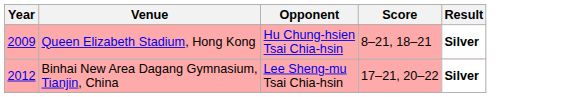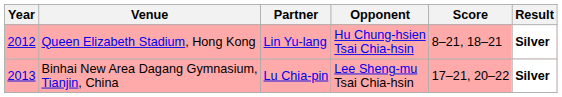+ column: (296, 15)
(21, 42) 2009 -> (21, 42) 2012
(21, 76) 2012 -> (21, 76) 2013
